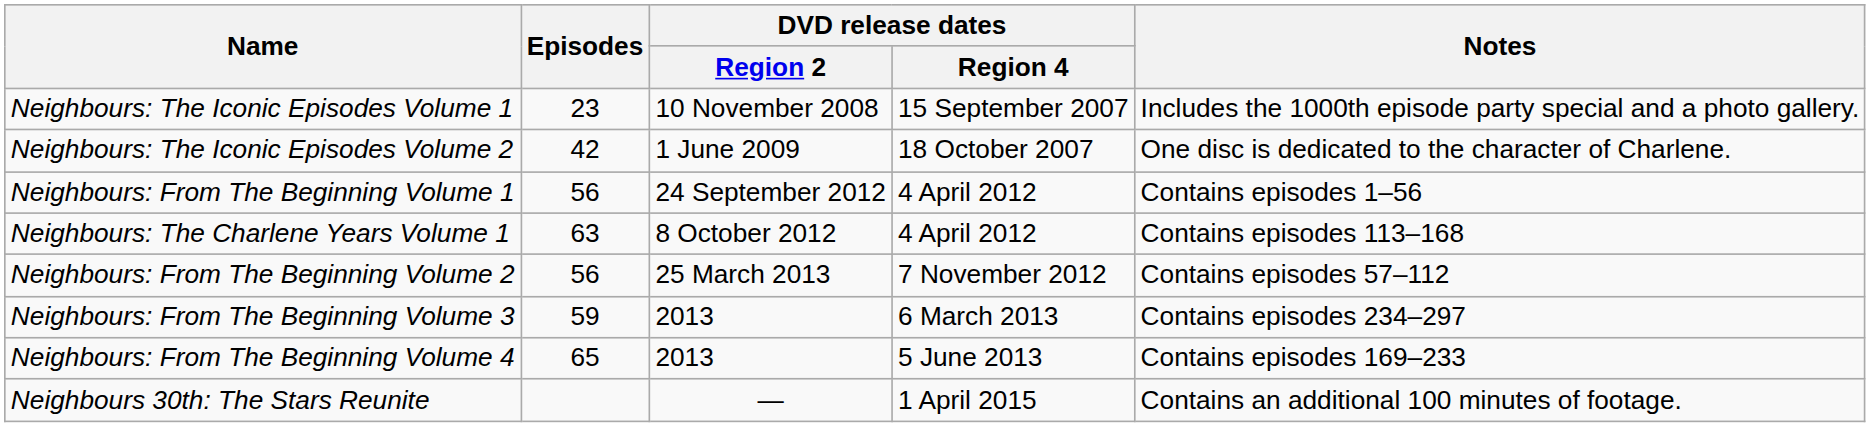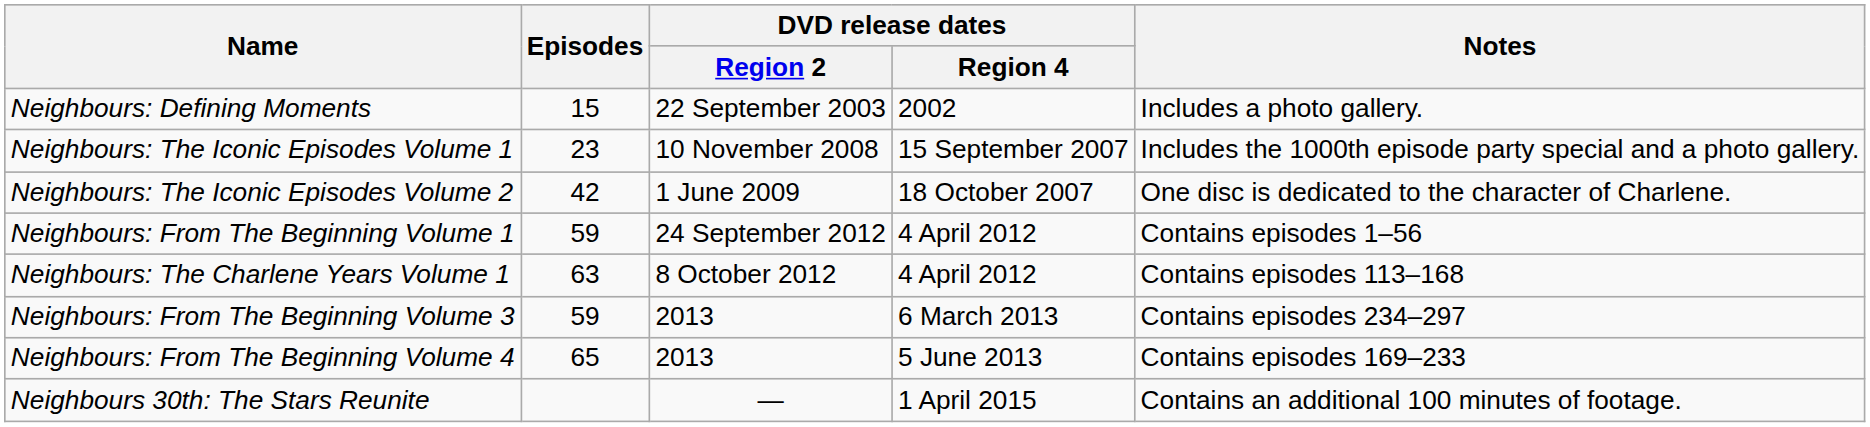+ row: (191, 108)
(585, 191) 56 -> (585, 233) 59
- row: (263, 274)
